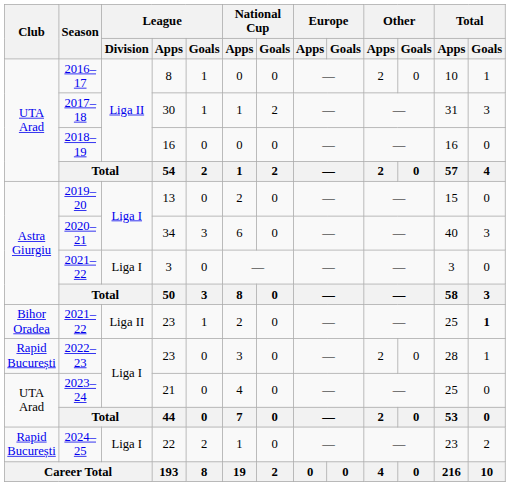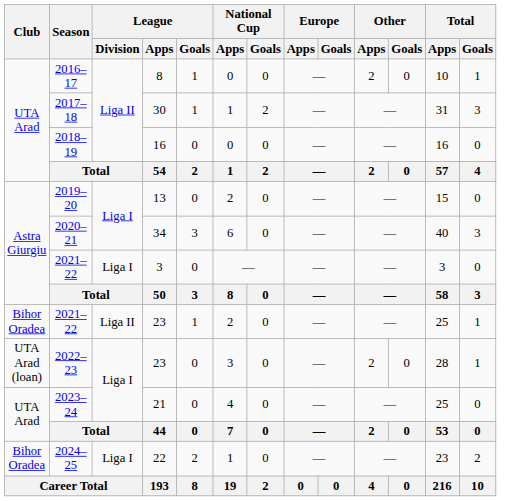(487, 321) bold -> (477, 321) normal
(32, 355) Rapid București -> (27, 363) UTA Arad (loan)
(32, 444) Rapid București -> (27, 458) Bihor Oradea
